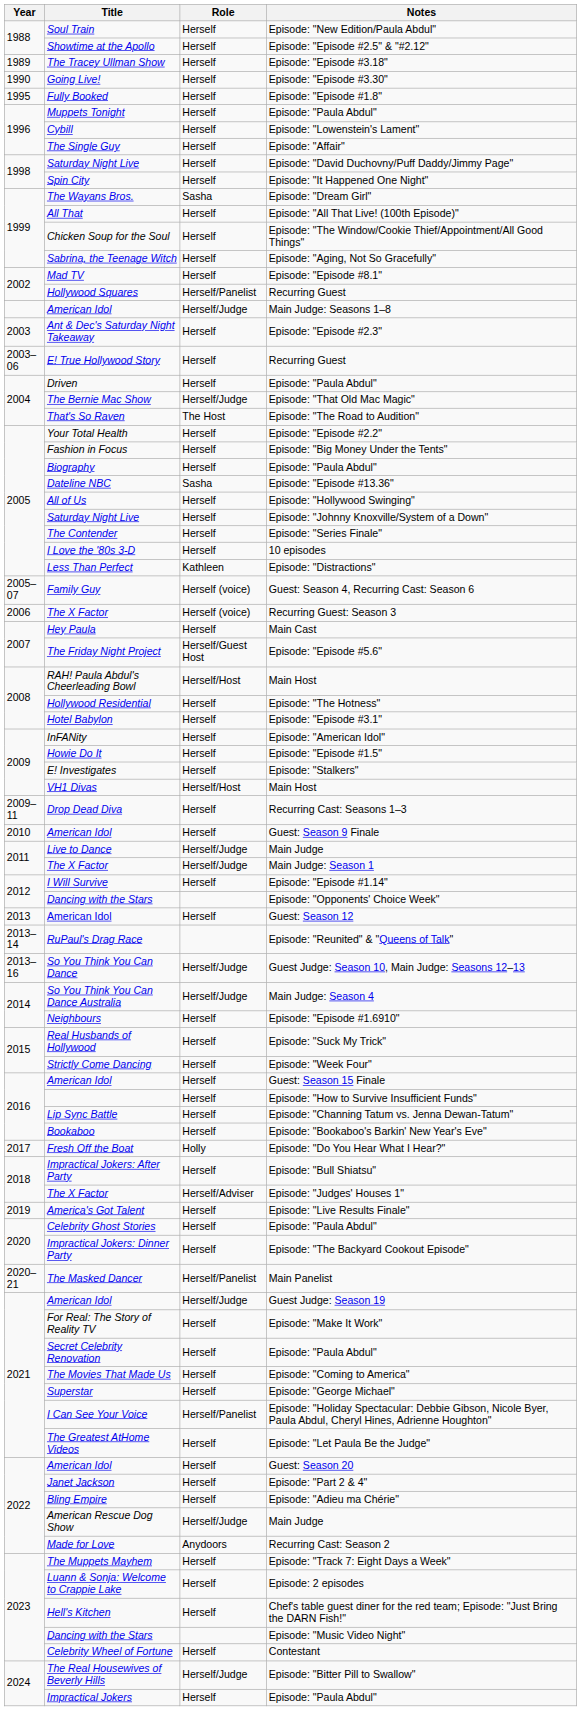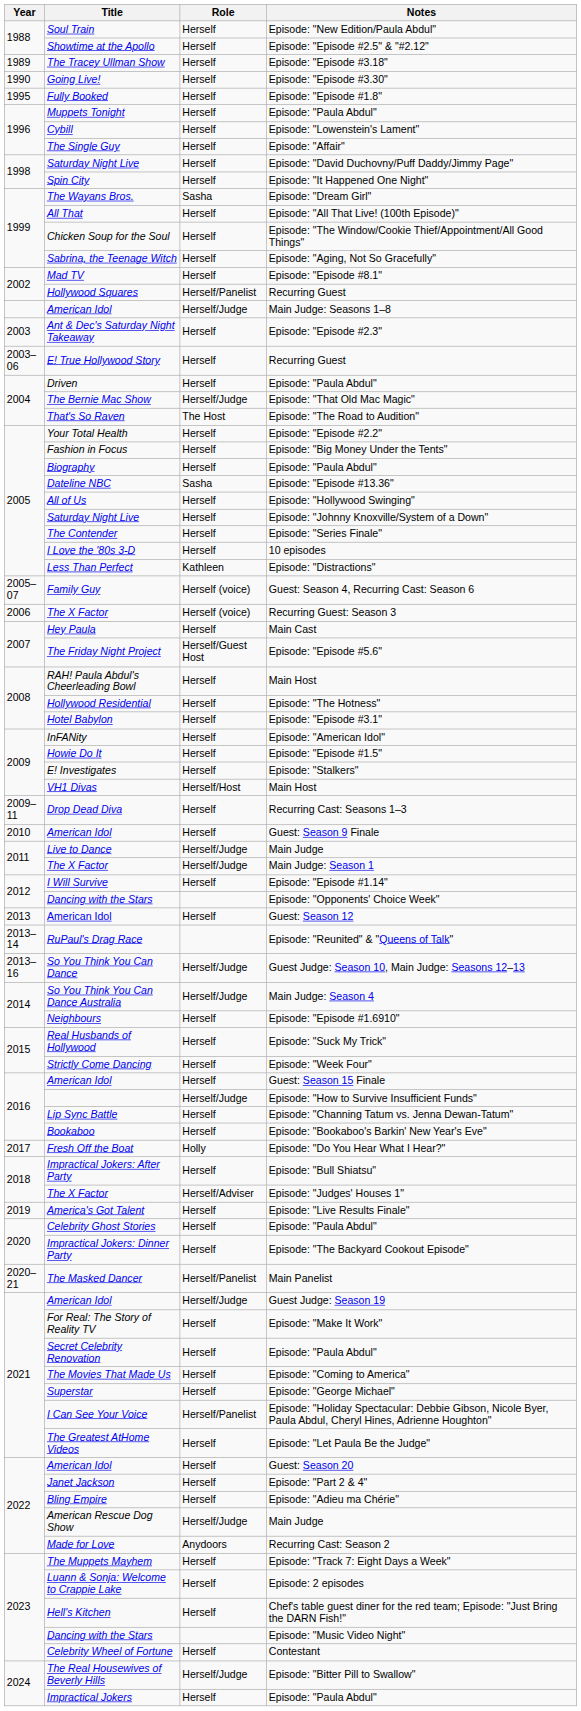(211, 681) Herself/Host -> (199, 681) Herself
(199, 1098) Herself -> (215, 1098) Herself/Judge
